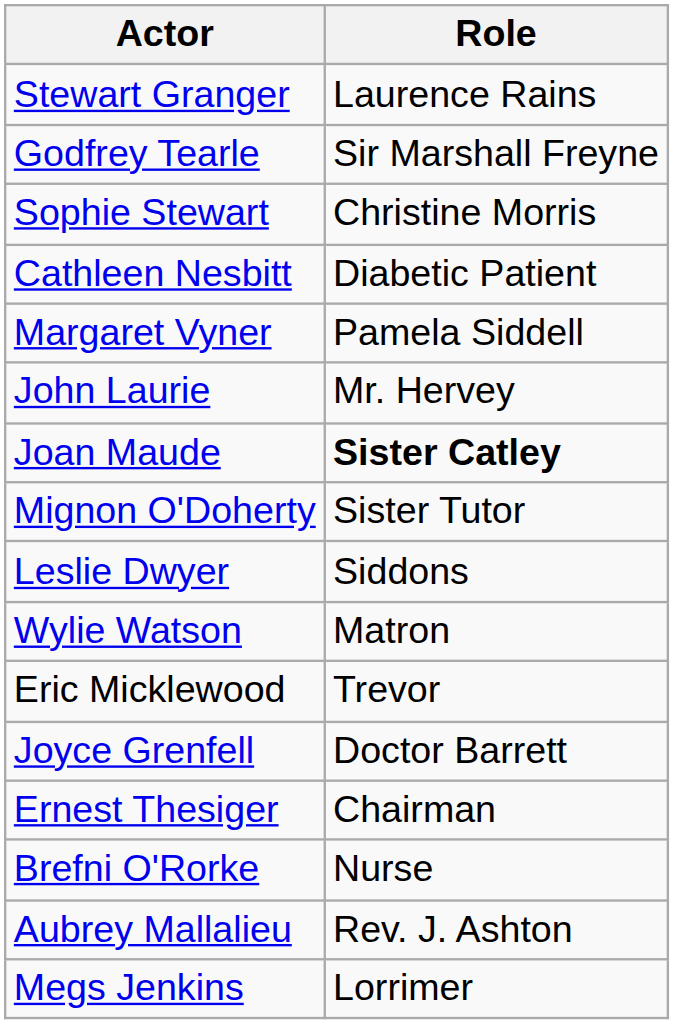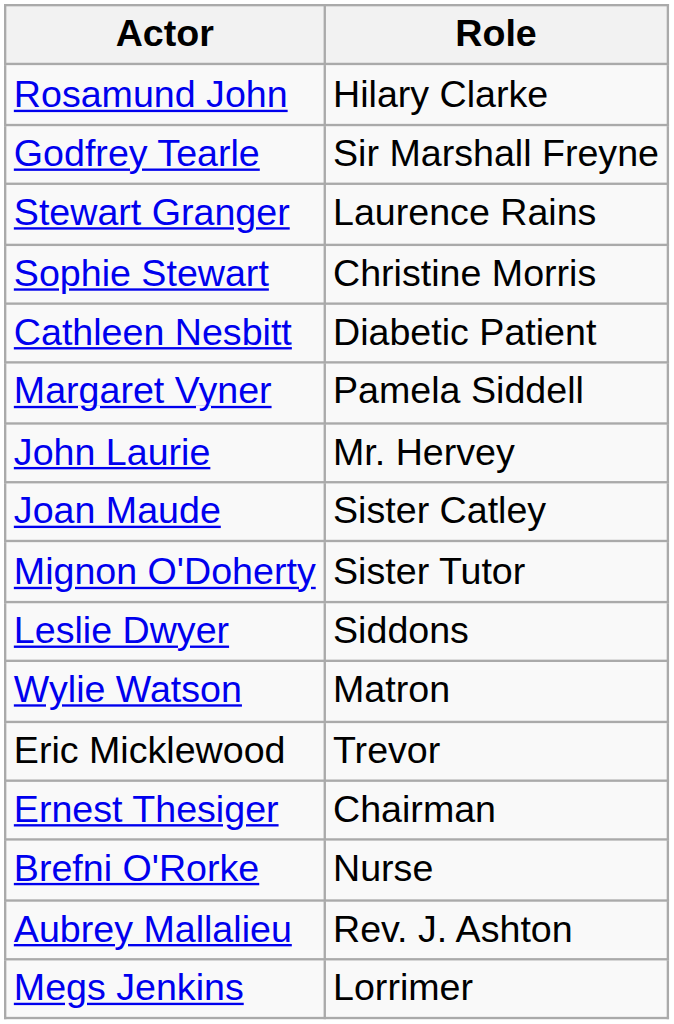+ row: (151, 93)
rows swapped: (152, 93) <-> (137, 153)
(447, 451) bold -> (440, 511) normal
- row: (134, 749)
